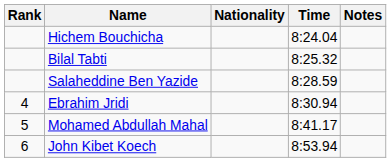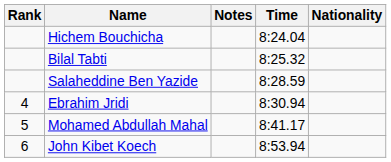columns swapped: (249, 16) <-> (363, 16)
